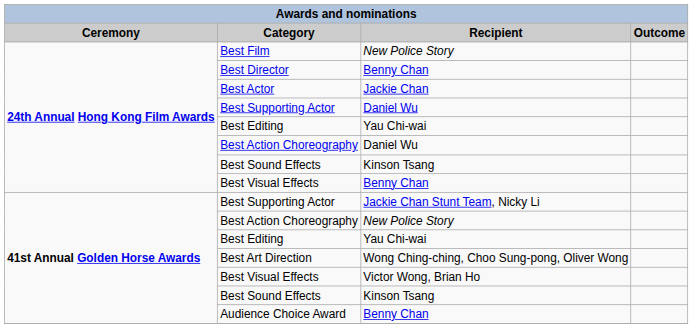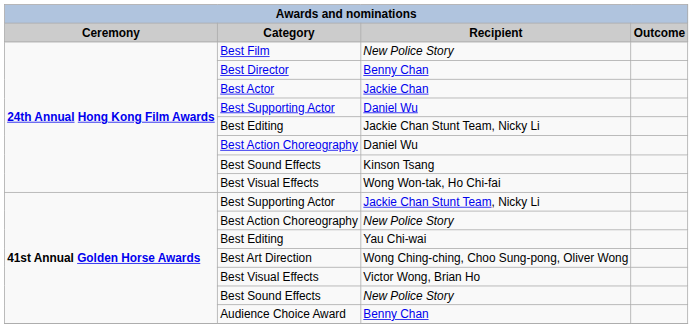(395, 127) Yau Chi-wai -> (451, 127) Jackie Chan Stunt Team, Nicky Li
(396, 183) Benny Chan -> (432, 183) Wong Won-tak, Ho Chi-fai
(399, 295) Kinson Tsang -> (408, 295) New Police Story
